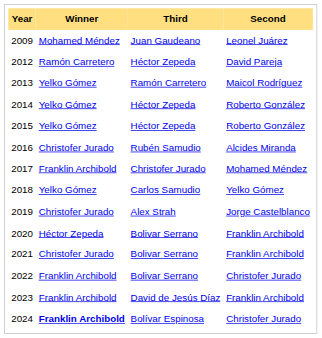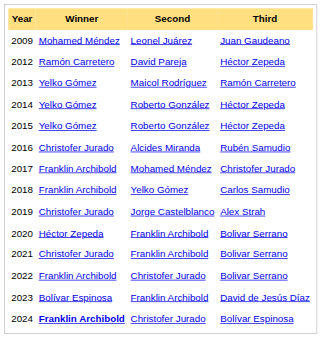columns swapped: (268, 19) <-> (175, 19)
(68, 190) Yelko Gómez -> (78, 190) Franklin Archibold
(78, 297) Franklin Archibold -> (75, 297) Bolívar Espinosa
